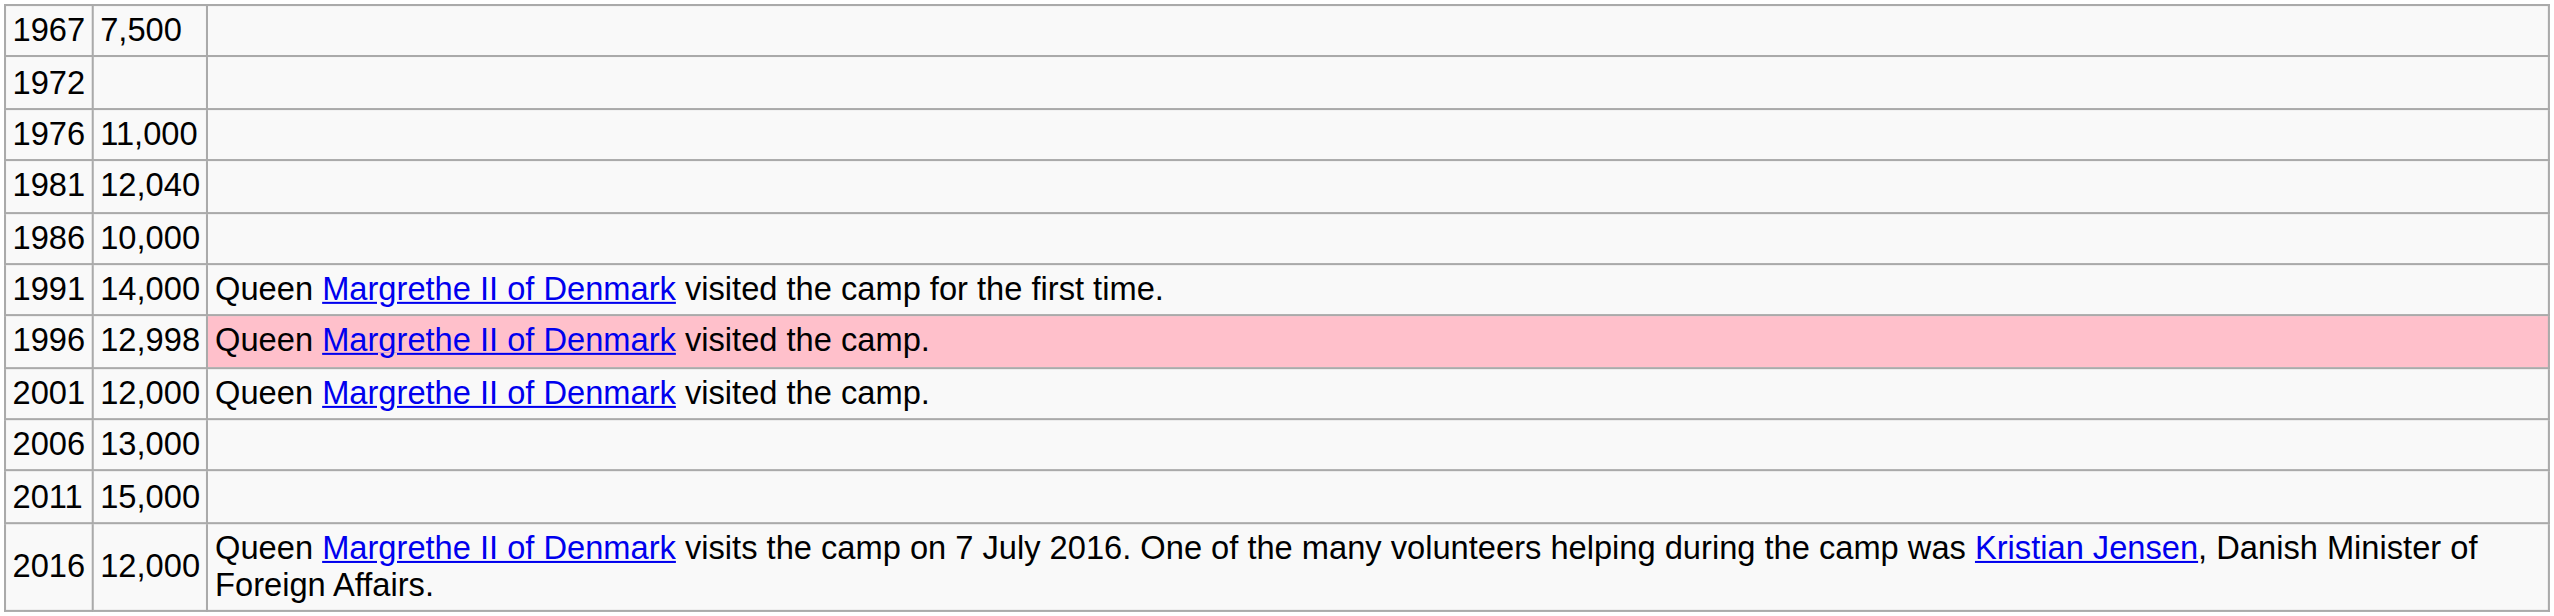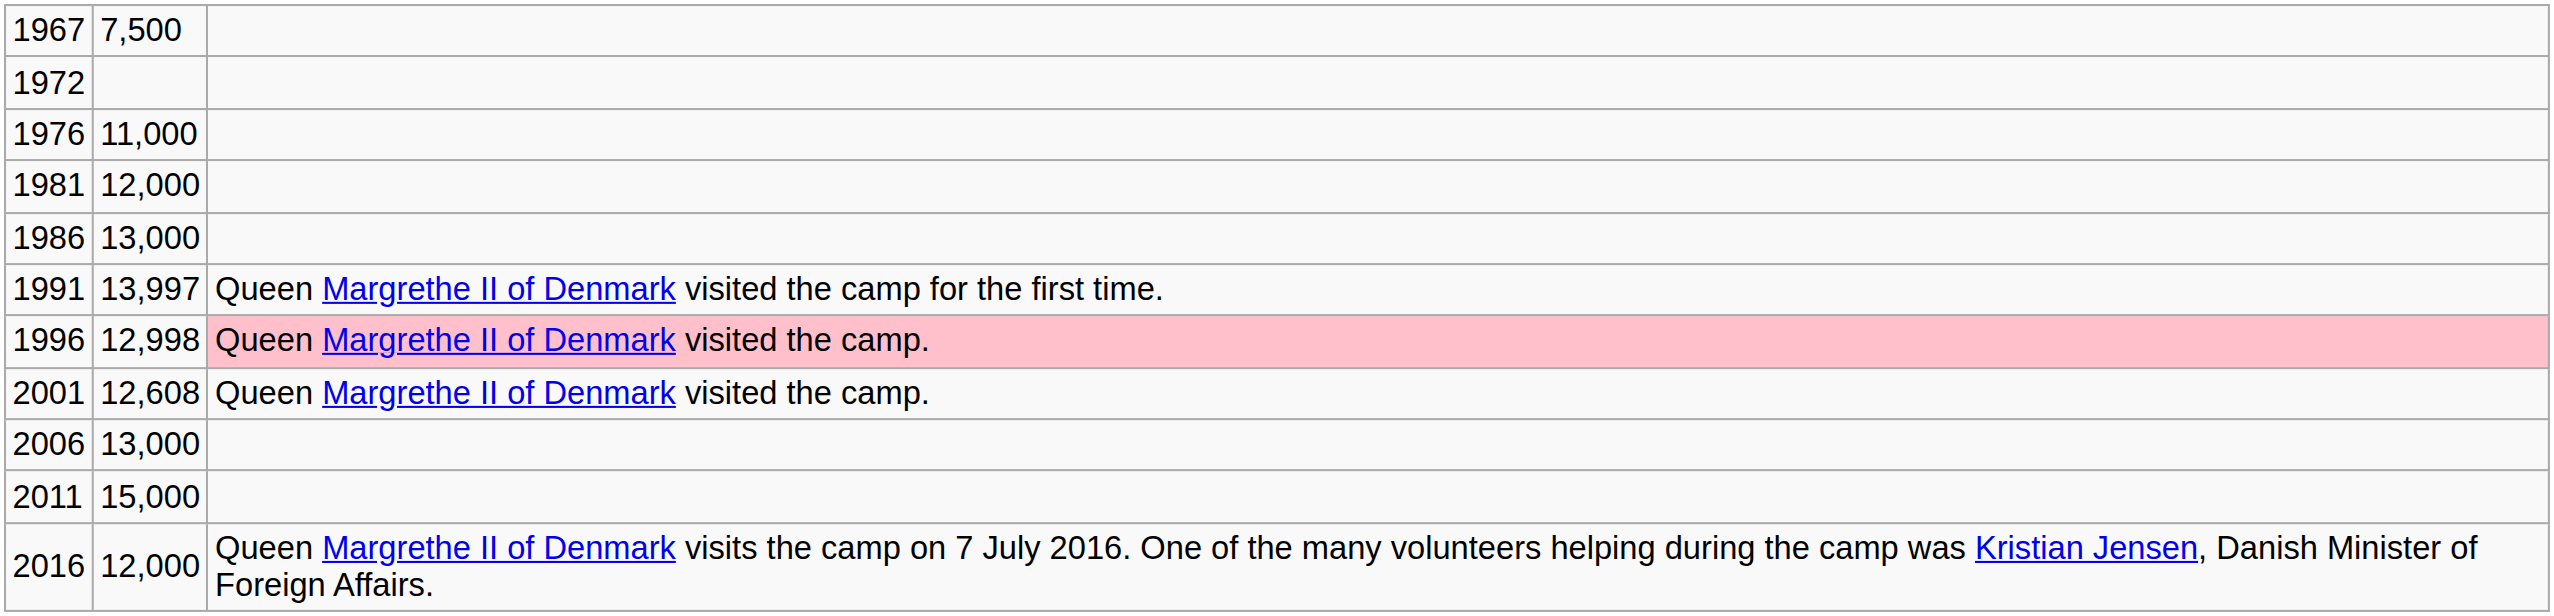(150, 185) 12,040 -> (150, 185) 12,000
(150, 237) 10,000 -> (150, 237) 13,000
(150, 289) 14,000 -> (150, 289) 13,997
(150, 392) 12,000 -> (150, 392) 12,608
